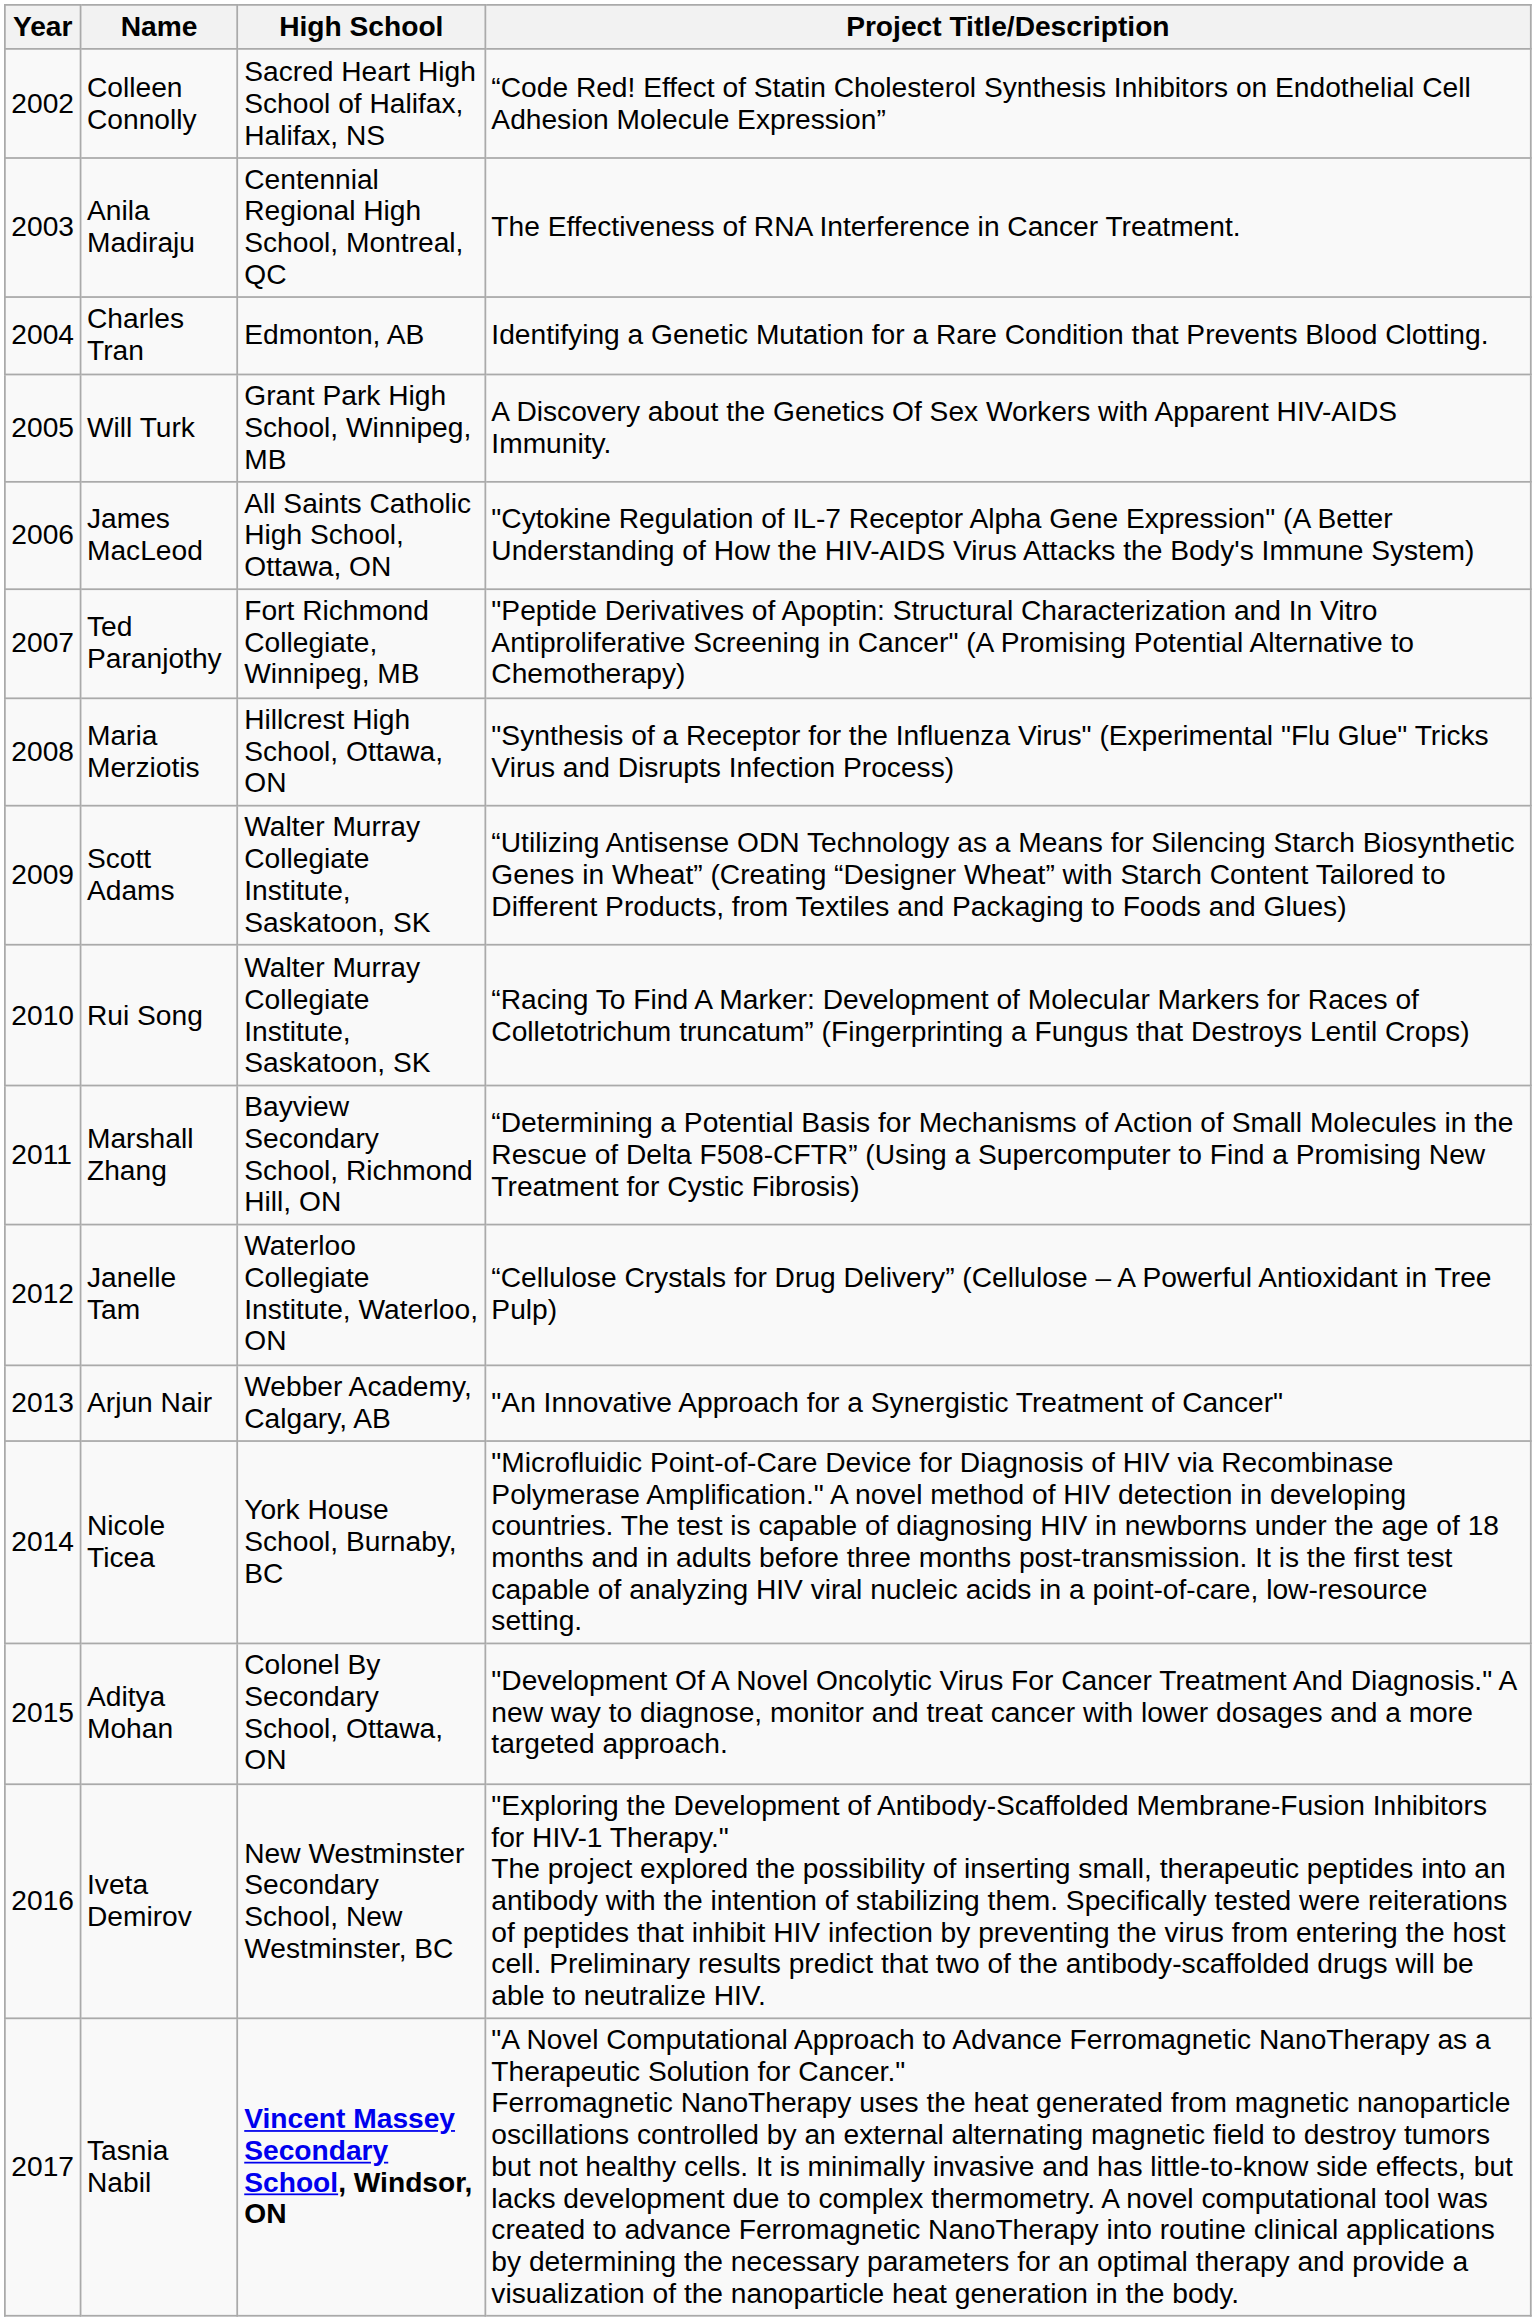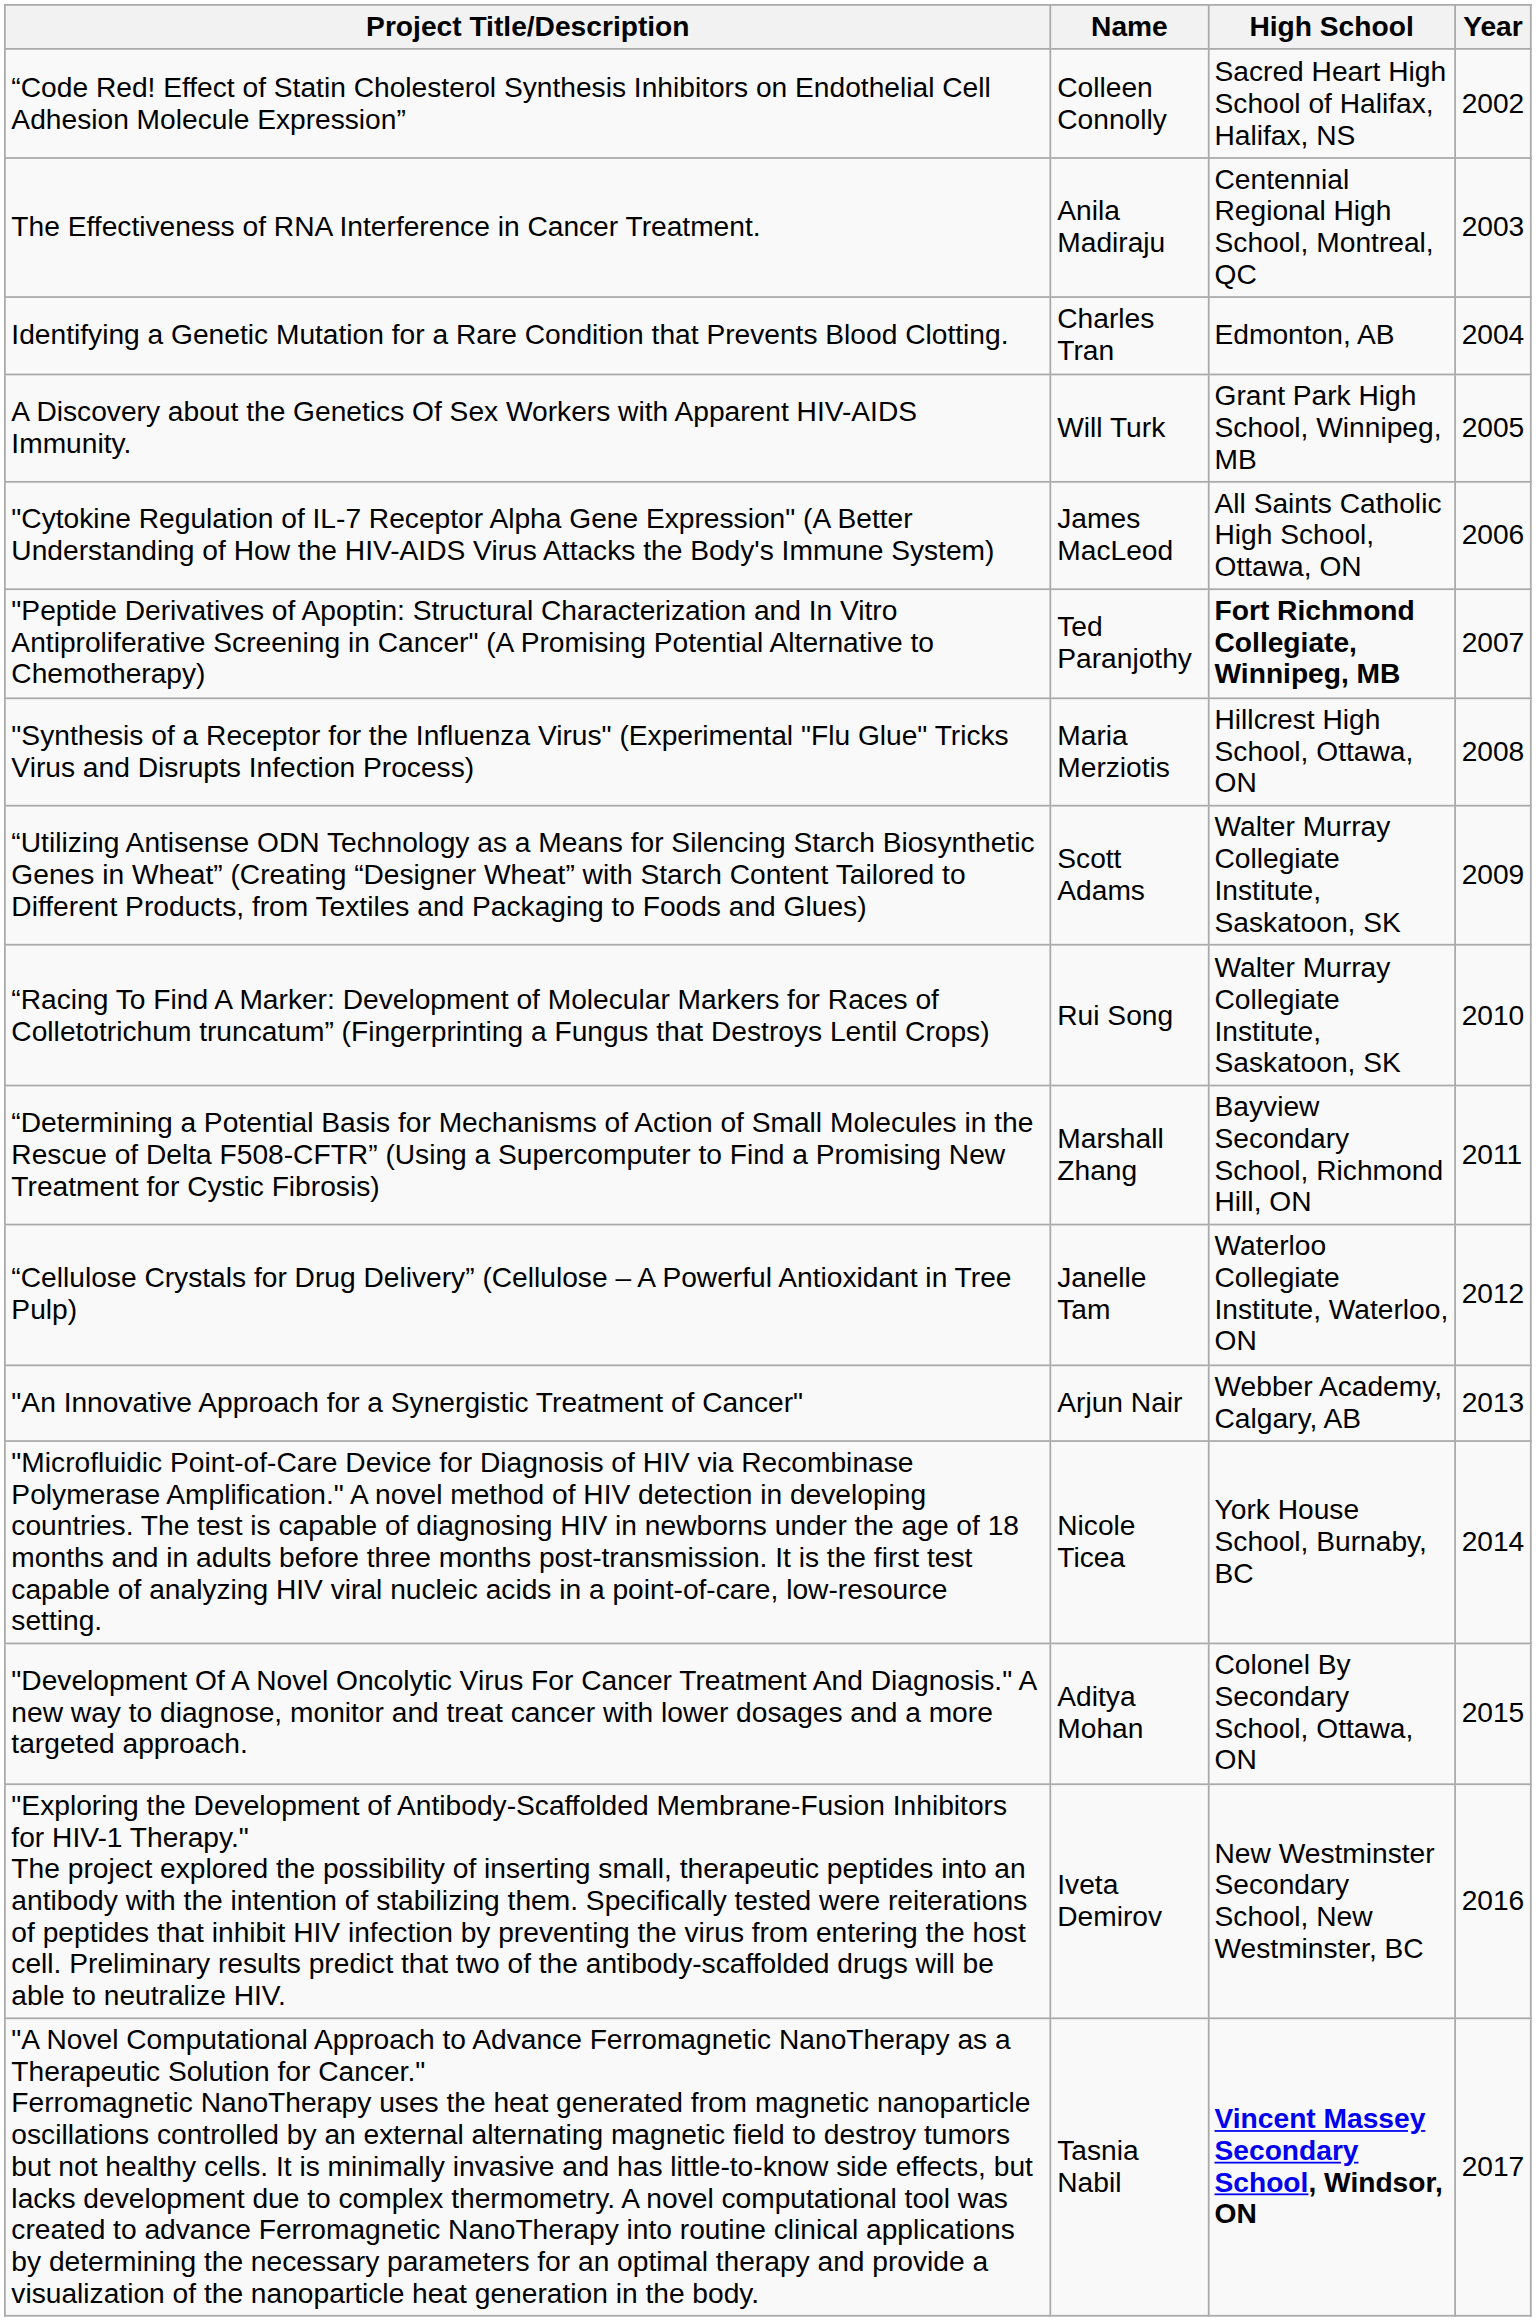columns swapped: (43, 26) <-> (1008, 26)
(337, 643) normal -> (1315, 643) bold
